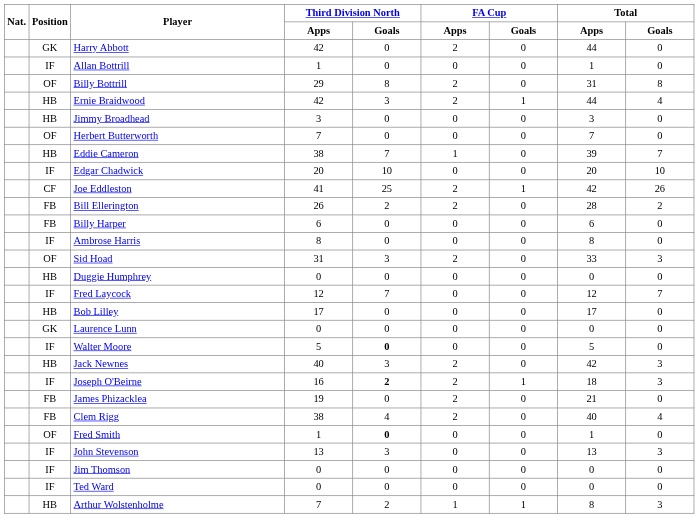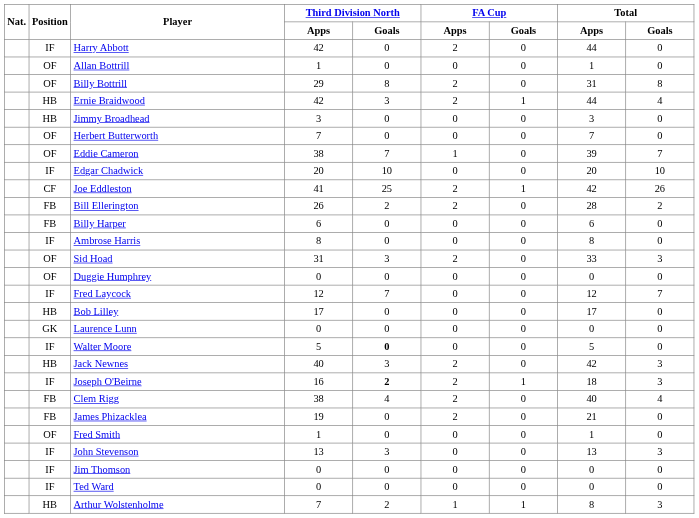(50, 48) GK -> (50, 48) IF
(50, 65) IF -> (50, 65) OF
(50, 153) HB -> (50, 153) OF
(50, 276) HB -> (50, 276) OF
rows swapped: (110, 399) <-> (96, 416)
(387, 434) bold -> (387, 434) normal
